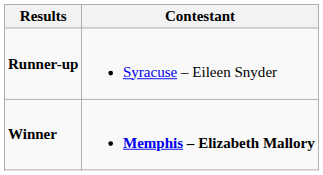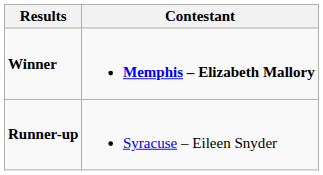rows swapped: (32, 134) <-> (43, 63)
